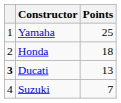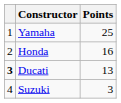(107, 51) 18 -> (107, 51) 16
(110, 89) 7 -> (110, 89) 3
